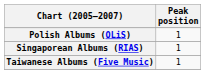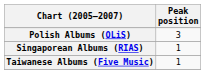(178, 35) 1 -> (178, 35) 3
